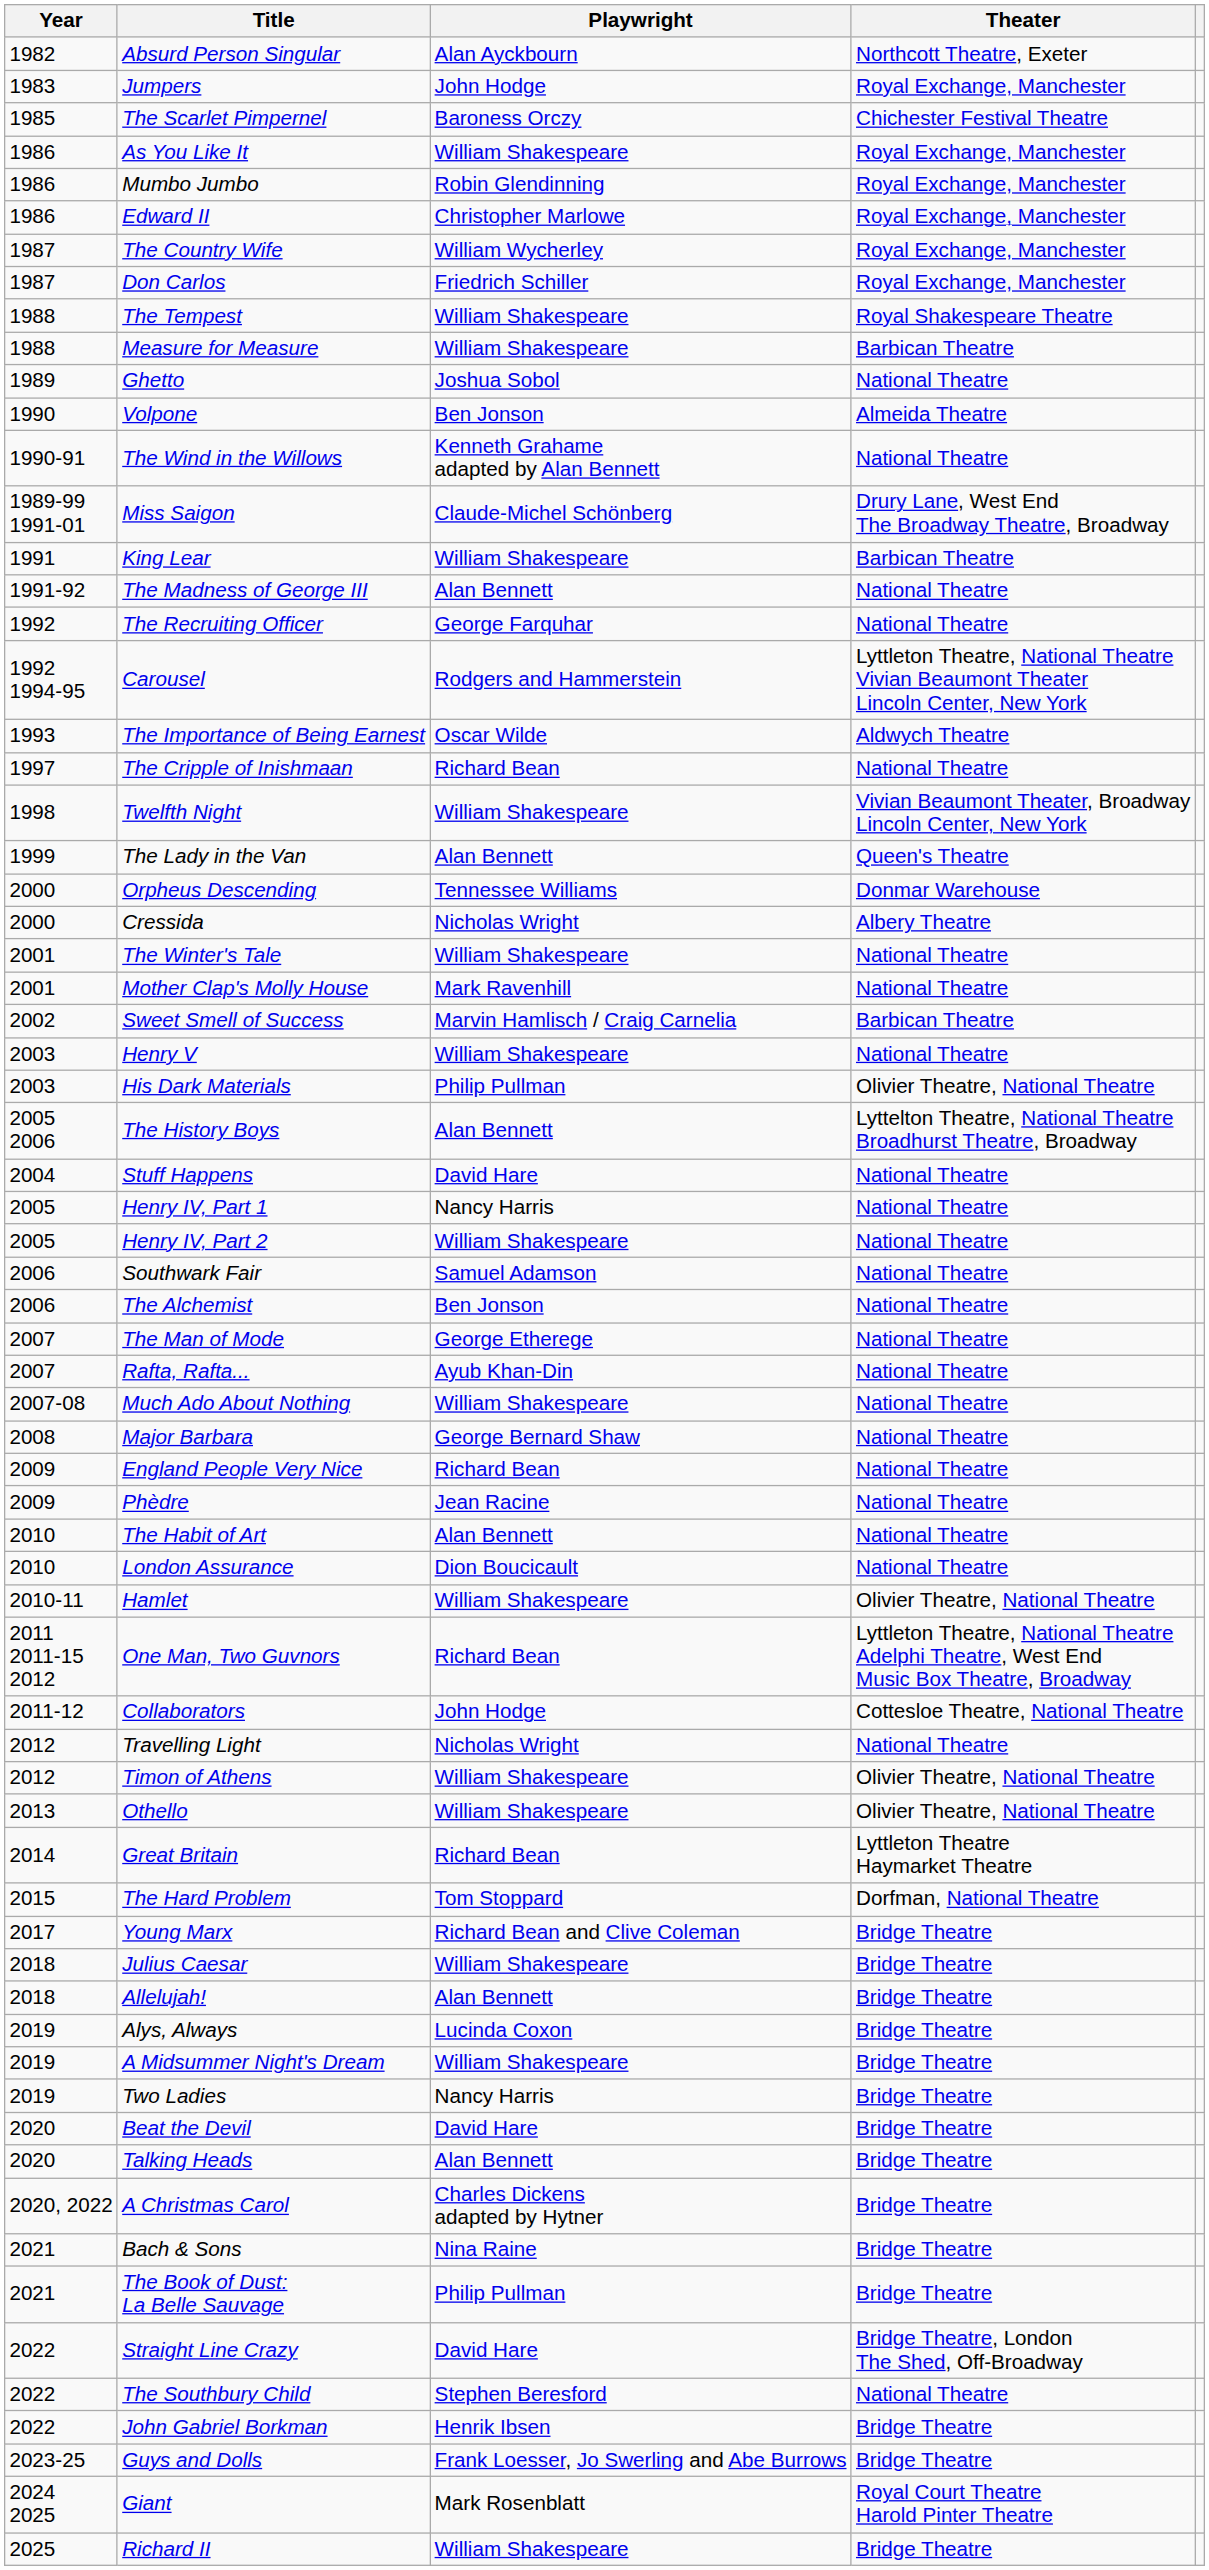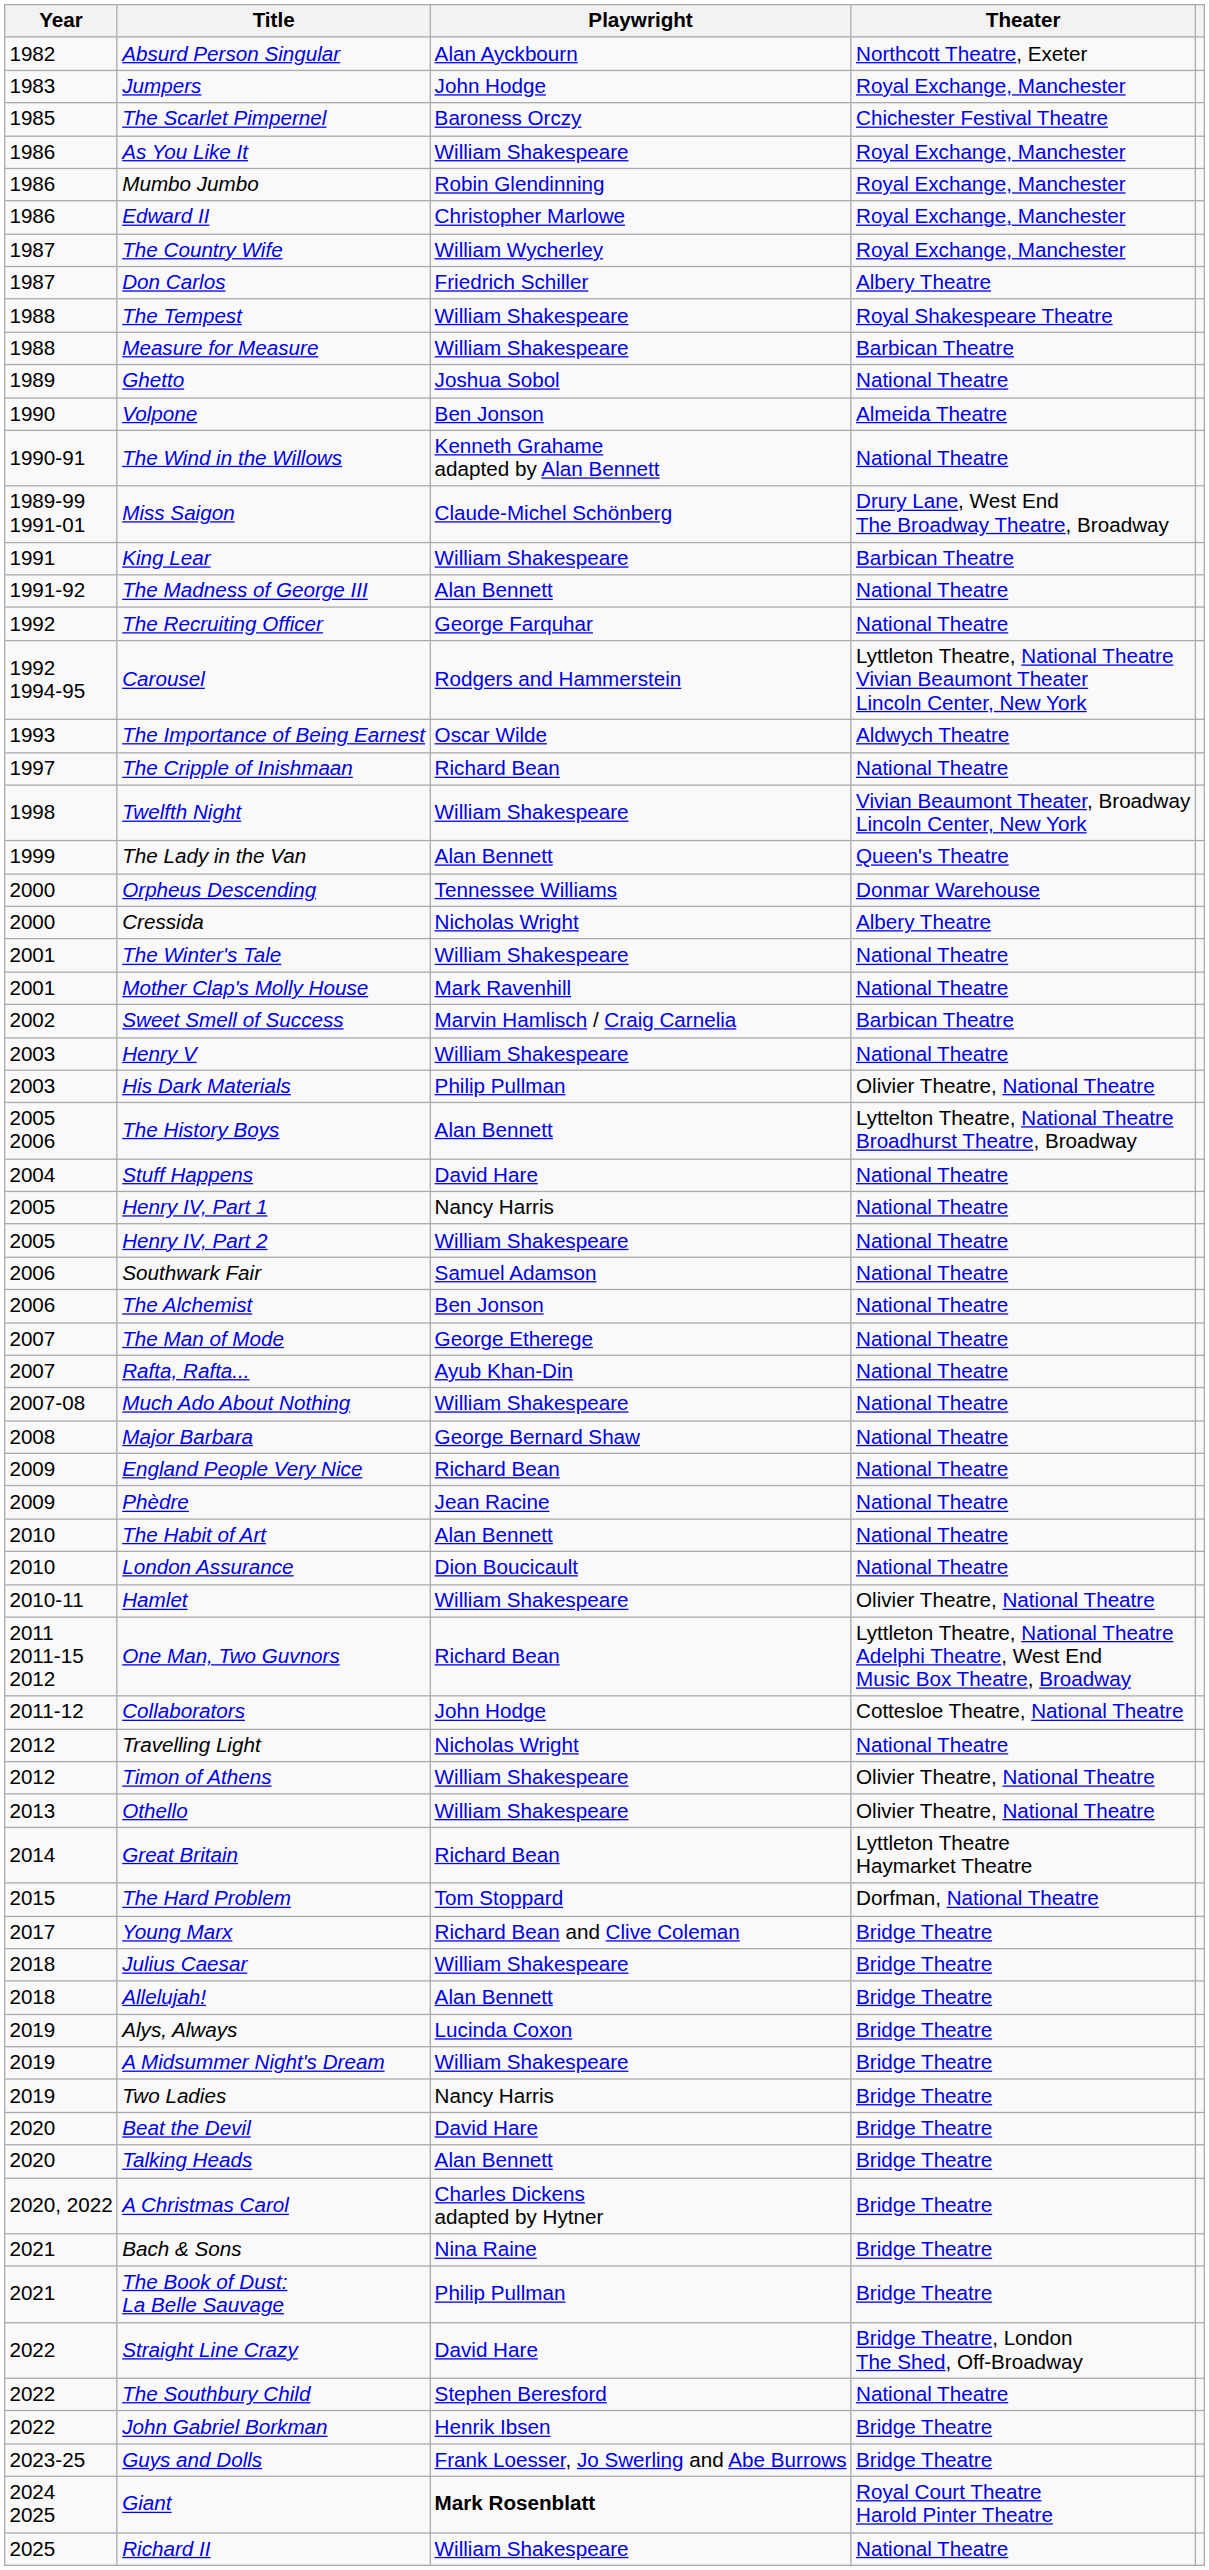(991, 282) Royal Exchange, Manchester -> (924, 282) Albery Theatre
(510, 2504) normal -> (515, 2504) bold
(924, 2548) Bridge Theatre -> (932, 2548) National Theatre
